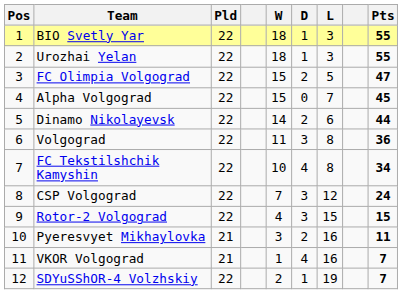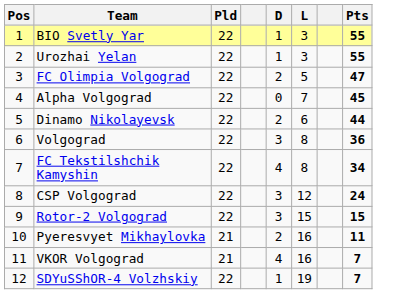- column: (279, 15)
